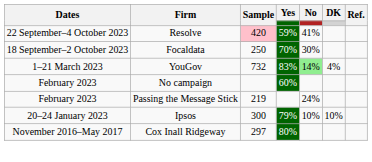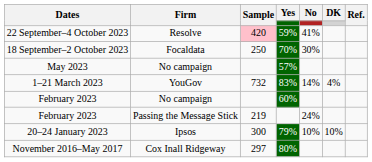+ row: (67, 66)
(311, 66) lightgreen background -> (311, 83) no background
